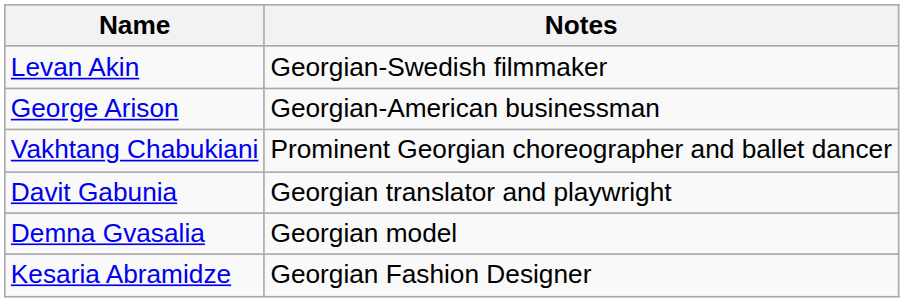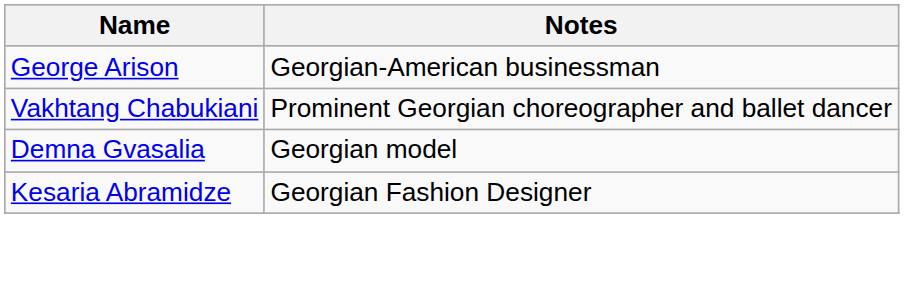- row: (75, 66)
- row: (94, 191)
